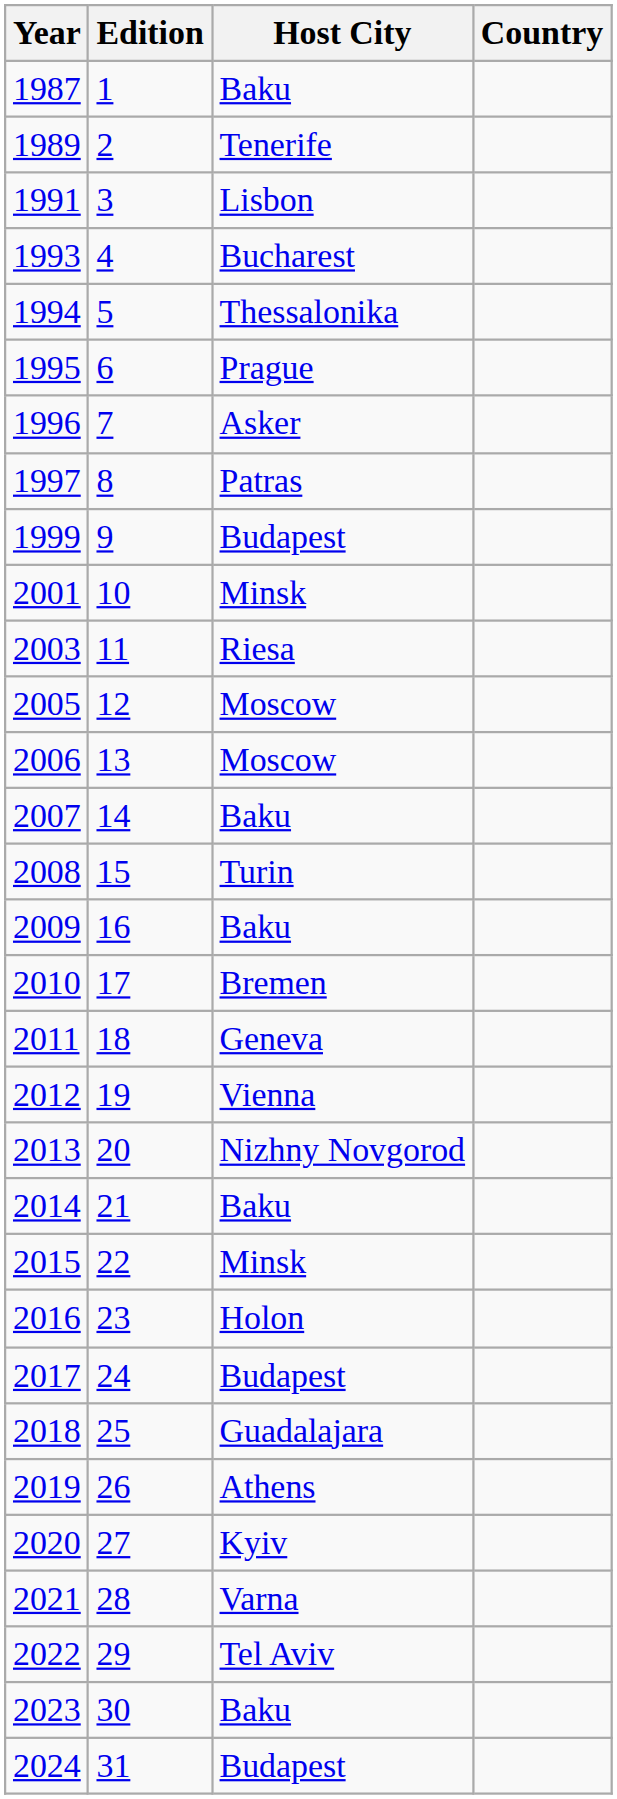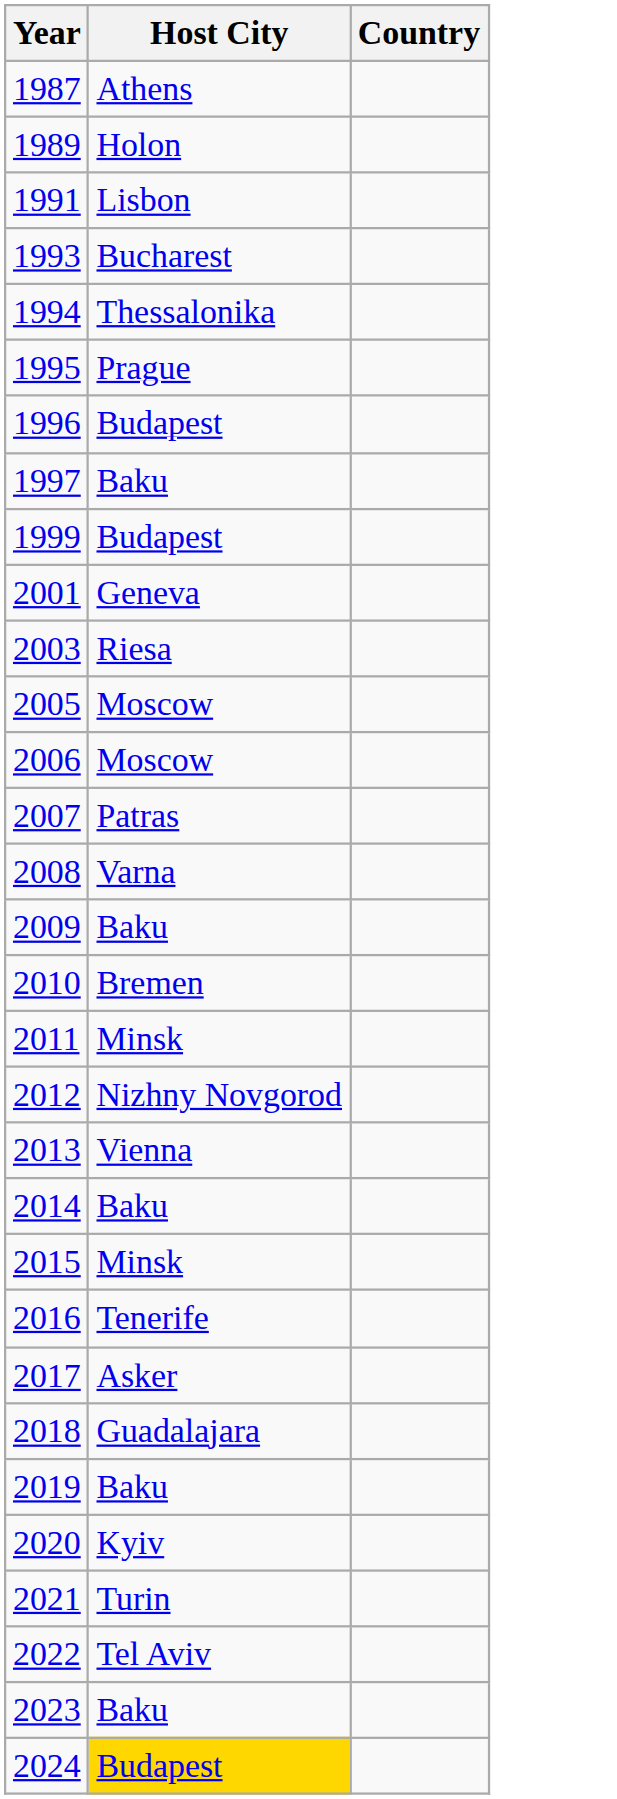- column: (150, 32)
(255, 88) Baku -> (144, 88) Athens
(276, 144) Tenerife -> (139, 144) Holon
(260, 423) Asker -> (160, 423) Budapest
(261, 479) Patras -> (132, 479) Baku
(263, 591) Minsk -> (148, 591) Geneva
(255, 815) Baku -> (138, 815) Patras
(257, 870) Turin -> (136, 870) Varna
(271, 1038) Geneva -> (140, 1038) Minsk
(267, 1094) Vienna -> (219, 1094) Nizhny Novgorod
(342, 1150) Nizhny Novgorod -> (144, 1150) Vienna
(262, 1318) Holon -> (153, 1318) Tenerife
(283, 1373) Budapest -> (137, 1373) Asker
(268, 1485) Athens -> (132, 1485) Baku
(259, 1597) Varna -> (134, 1597) Turin
(283, 1765) no background -> (160, 1765) gold background
